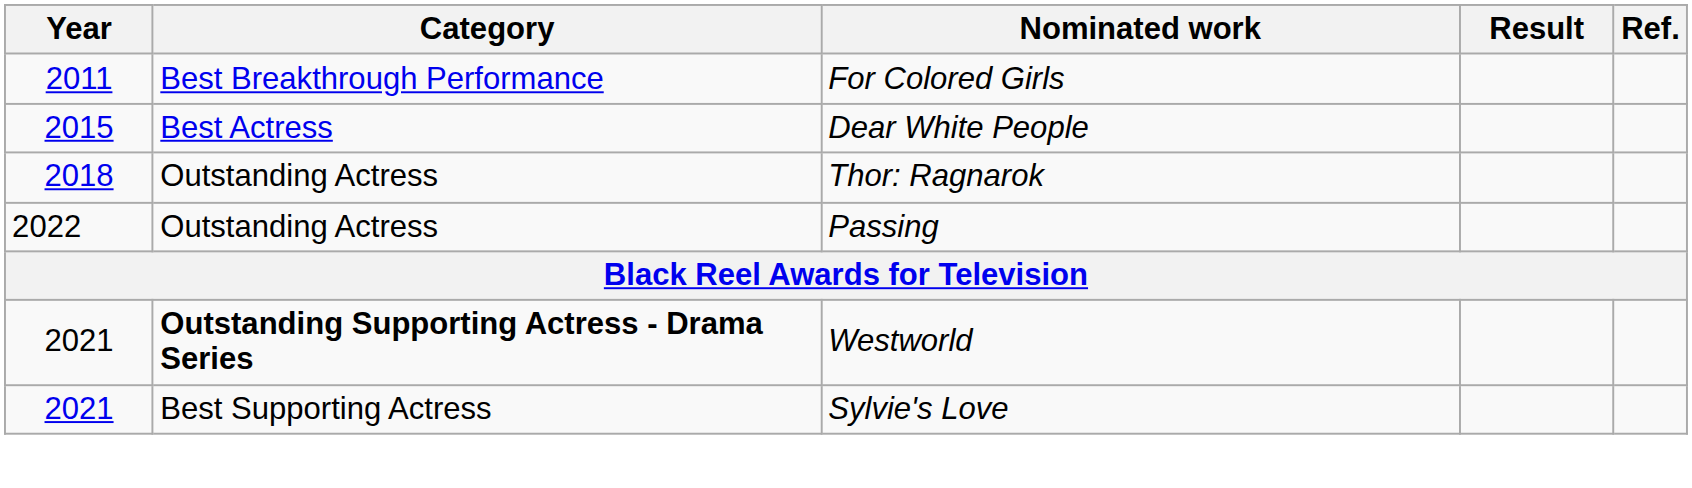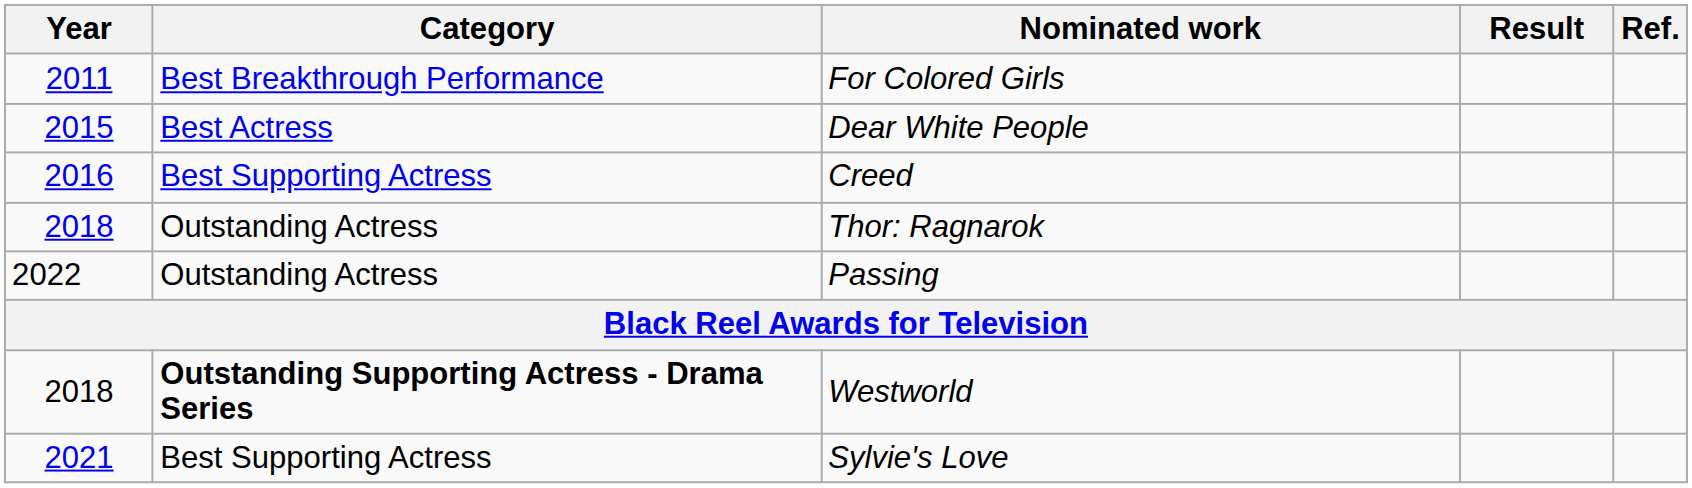+ row: (871, 176)
(79, 341) 2021 -> (79, 391) 2018
